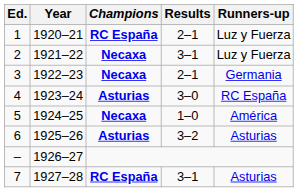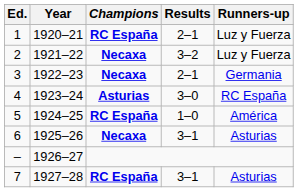(188, 55) 3–1 -> (188, 55) 3–2
(124, 116) Necaxa -> (124, 116) RC España
(124, 136) Asturias -> (124, 136) Necaxa
(188, 136) 3–2 -> (188, 136) 3–1
